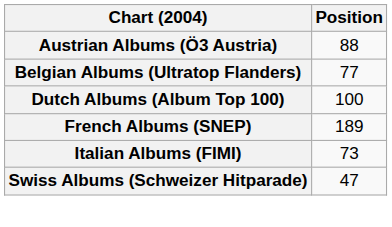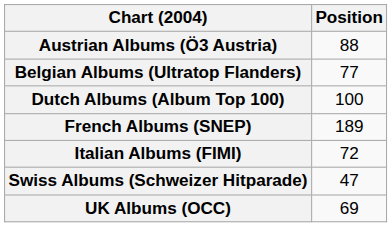(349, 153) 73 -> (349, 153) 72
+ row: (158, 208)
